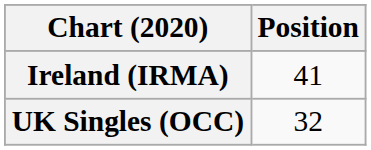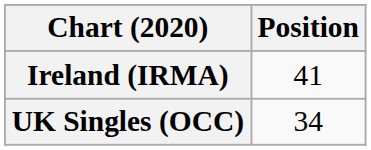(308, 121) 32 -> (308, 121) 34
